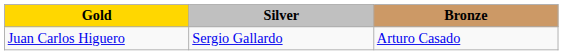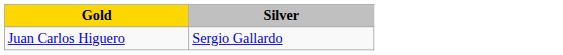- column: (466, 15)
